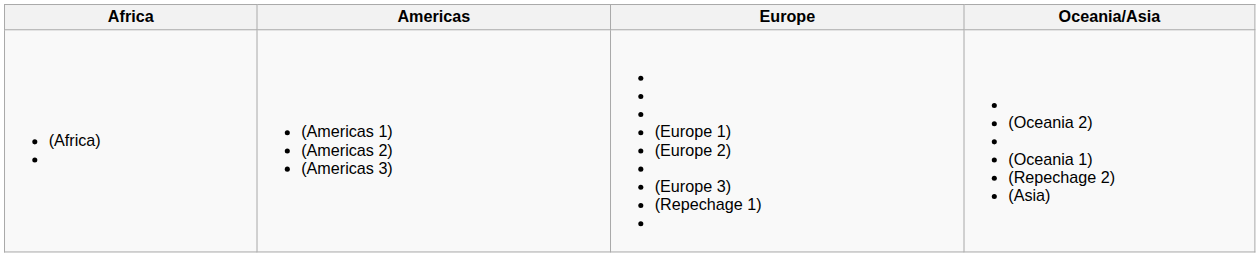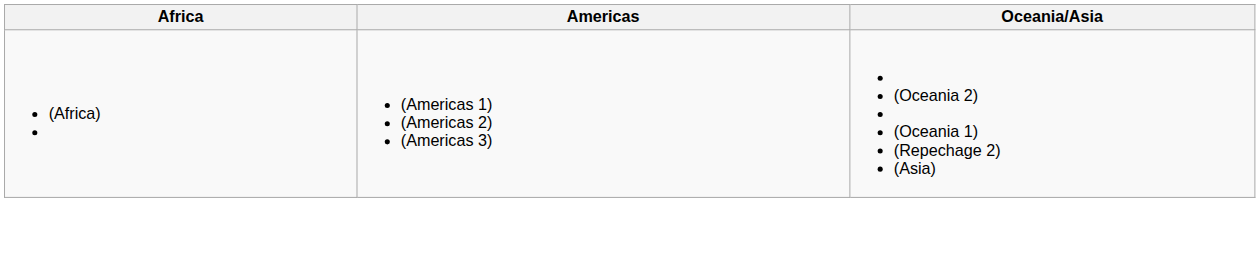- column: (787, 17)
